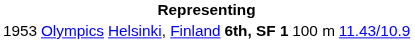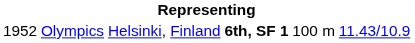(20, 31) 1953 -> (20, 31) 1952
